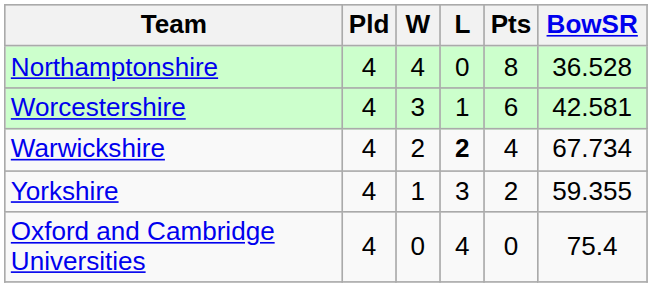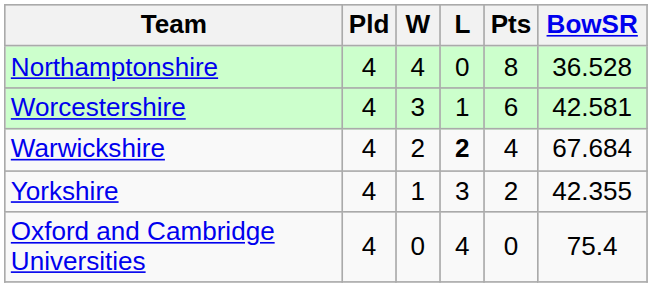(592, 149) 67.734 -> (592, 149) 67.684
(592, 190) 59.355 -> (592, 190) 42.355
